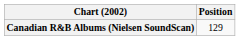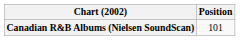(216, 27) 129 -> (216, 27) 101
